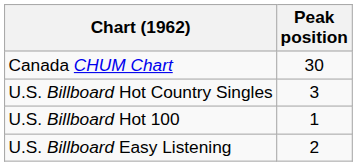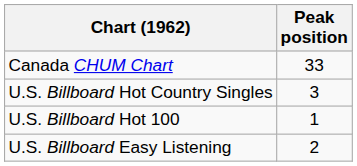(314, 65) 30 -> (314, 65) 33
